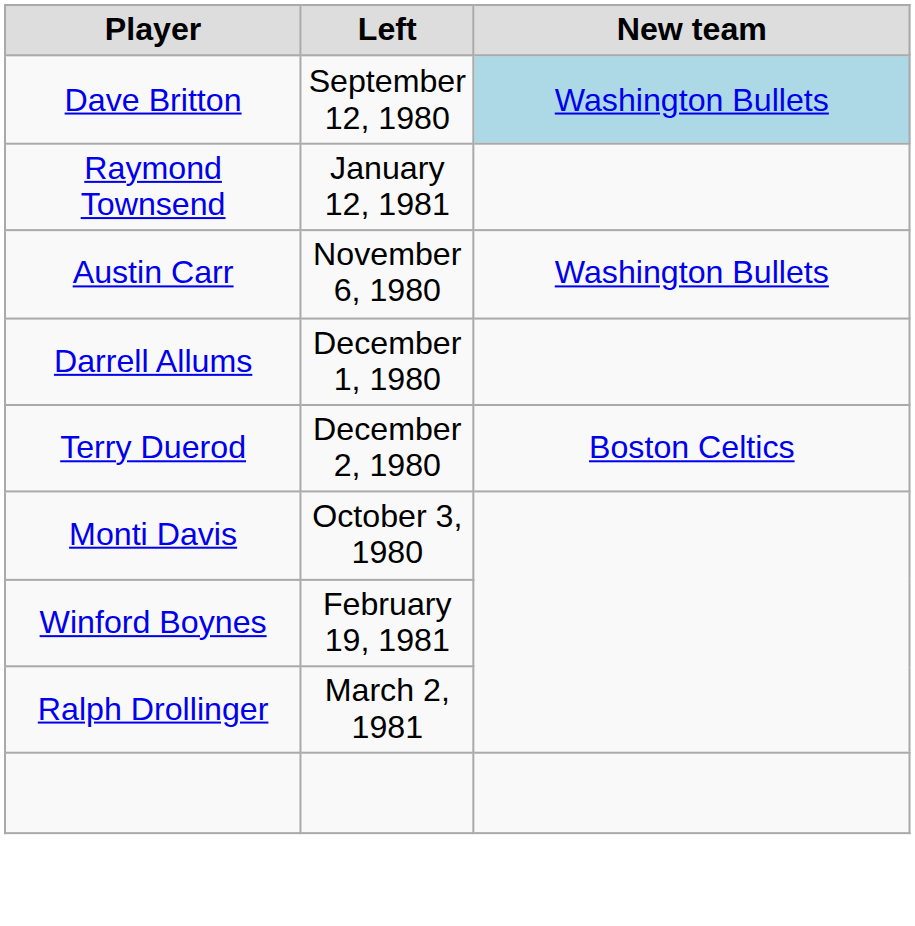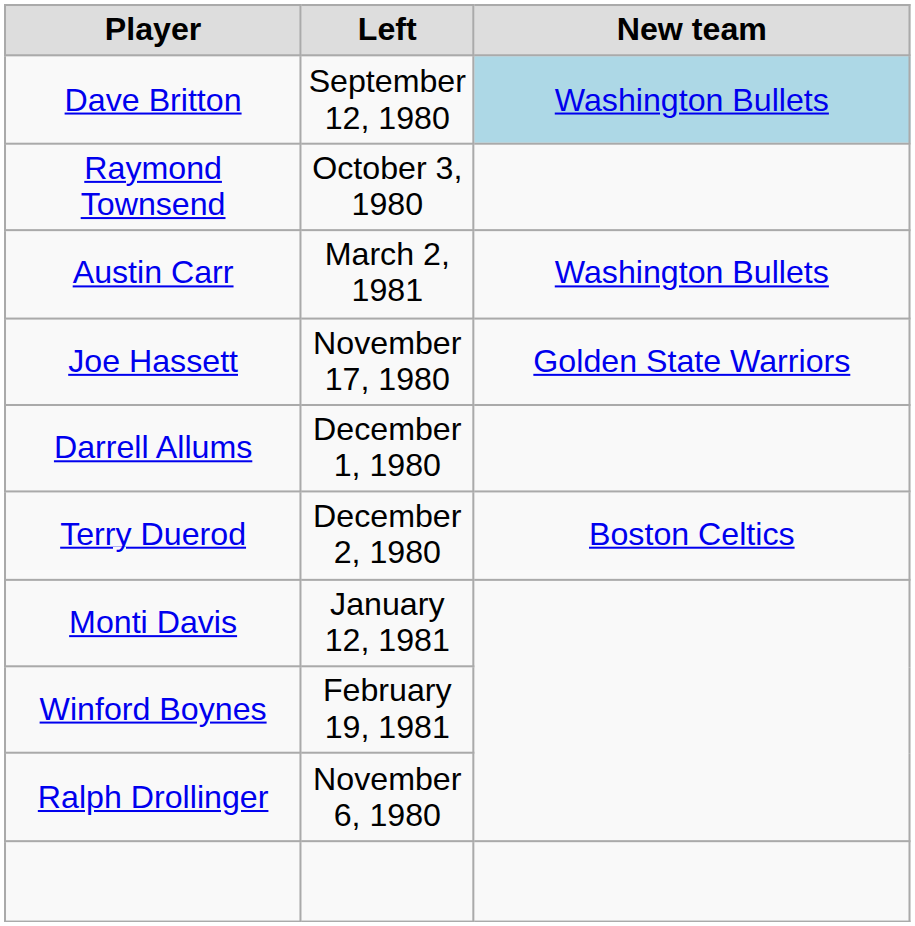(387, 186) January 12, 1981 -> (387, 186) October 3, 1980
(387, 273) November 6, 1980 -> (387, 273) March 2, 1981
+ row: (153, 360)
(387, 535) October 3, 1980 -> (387, 622) January 12, 1981
(387, 709) March 2, 1981 -> (387, 796) November 6, 1980
